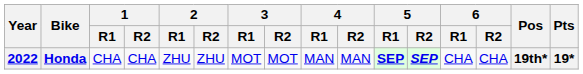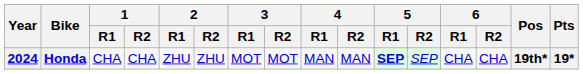(23, 58) 2022 -> (23, 58) 2024
(424, 58) bold -> (424, 58) normal
